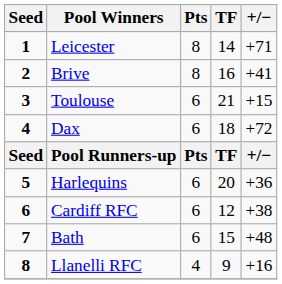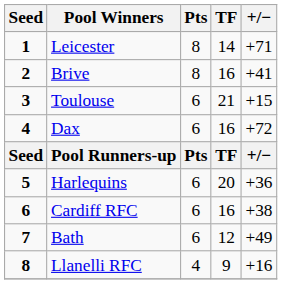(226, 127) 18 -> (226, 127) 16
(226, 210) 12 -> (226, 210) 16
(226, 237) 15 -> (226, 237) 12
(259, 237) +48 -> (259, 237) +49
